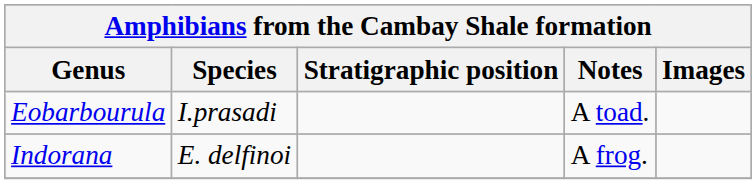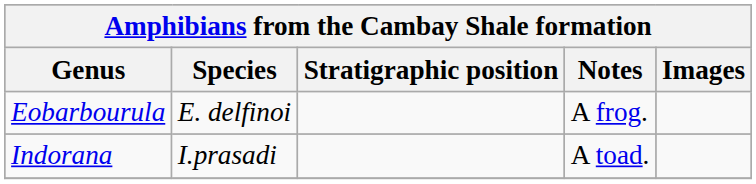(227, 112) I.prasadi -> (234, 112) E. delfinoi
(610, 112) A toad. -> (609, 112) A frog.
(234, 155) E. delfinoi -> (227, 155) I.prasadi
(609, 155) A frog. -> (610, 155) A toad.
